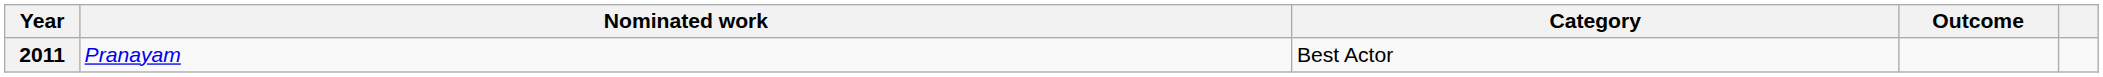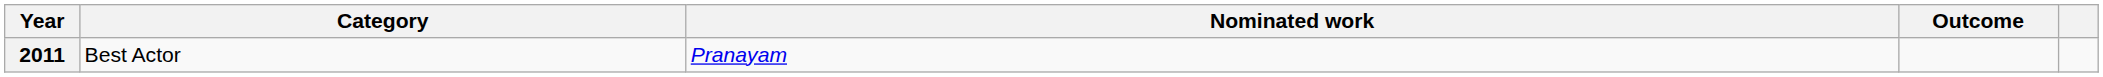columns swapped: (686, 21) <-> (1595, 21)
